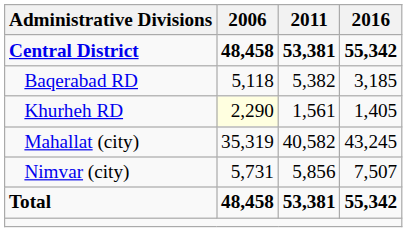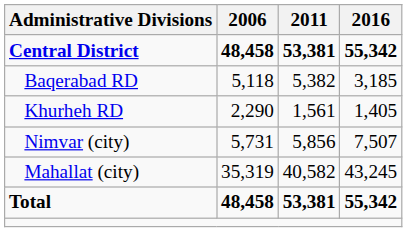(252, 111) lightyellow background -> (252, 111) no background
rows swapped: (82, 141) <-> (77, 171)
